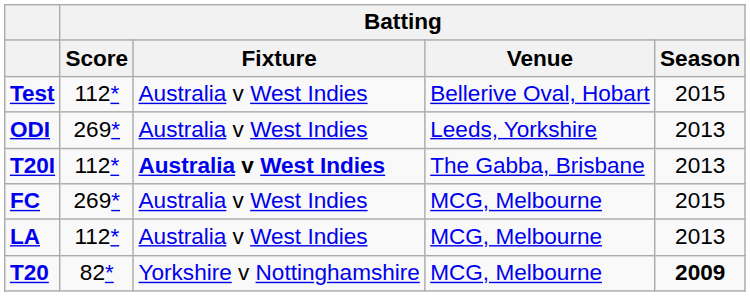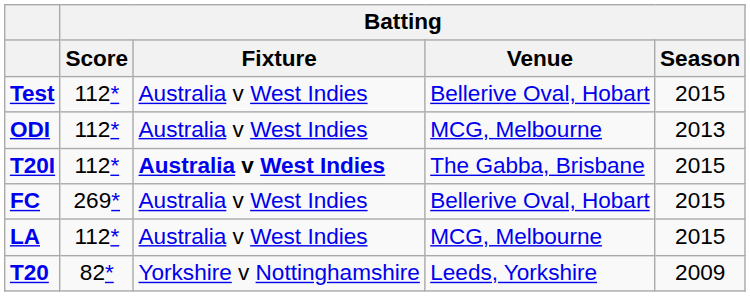(97, 129) 269* -> (97, 129) 112*
(514, 129) Leeds, Yorkshire -> (516, 129) MCG, Melbourne
(700, 165) 2013 -> (700, 165) 2015
(516, 201) MCG, Melbourne -> (540, 201) Bellerive Oval, Hobart
(700, 237) 2013 -> (700, 237) 2015
(516, 272) MCG, Melbourne -> (514, 272) Leeds, Yorkshire
(700, 272) bold -> (700, 272) normal
